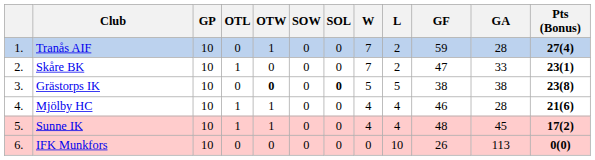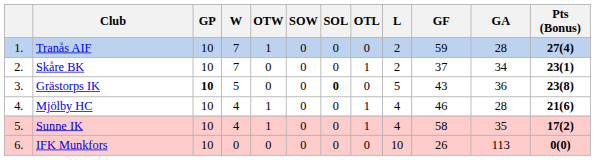columns swapped: (368, 21) <-> (237, 21)
(441, 67) 47 -> (441, 67) 37
(501, 67) 33 -> (501, 67) 34
(207, 86) normal -> (207, 86) bold
(271, 86) bold -> (268, 86) normal
(441, 86) 38 -> (441, 86) 43
(501, 86) 38 -> (501, 86) 36
(441, 125) 48 -> (441, 125) 58
(501, 125) 45 -> (501, 125) 35
